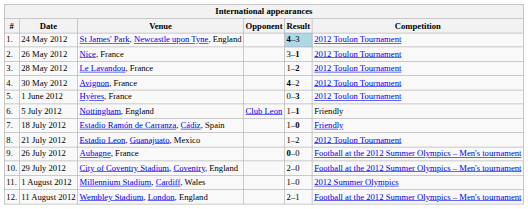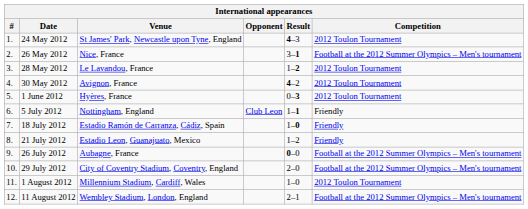(293, 40) lightblue background -> (293, 40) no background
(358, 54) 2012 Toulon Tournament -> (418, 54) Football at the 2012 Summer Olympics – Men's tournament
(358, 140) 2012 Toulon Tournament -> (329, 140) Friendly
(356, 183) 2012 Summer Olympics -> (358, 183) 2012 Toulon Tournament
